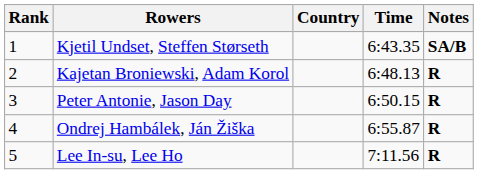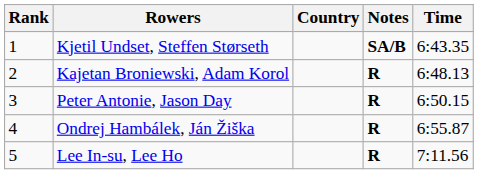columns swapped: (394, 18) <-> (448, 18)
